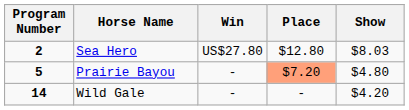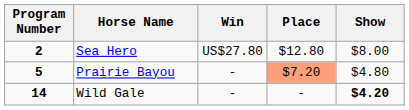(370, 51) $8.03 -> (370, 51) $8.00
(370, 94) normal -> (370, 94) bold
